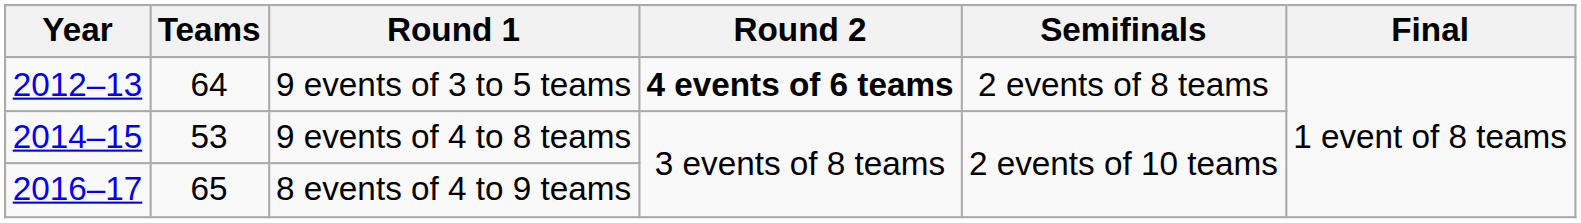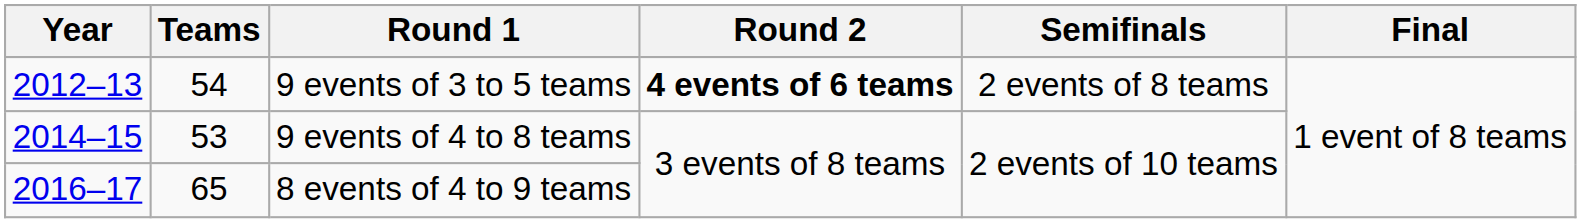(209, 83) 64 -> (209, 83) 54
